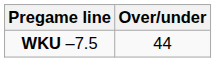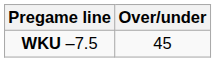(162, 43) 44 -> (162, 43) 45
